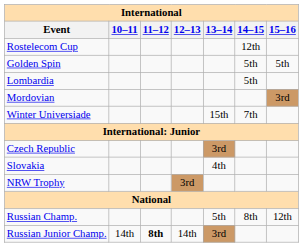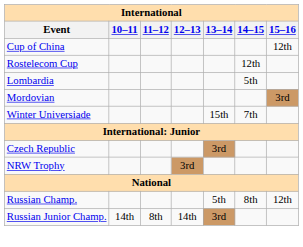+ row: (36, 47)
- row: (34, 64)
- row: (26, 166)
(156, 234) bold -> (156, 217) normal
